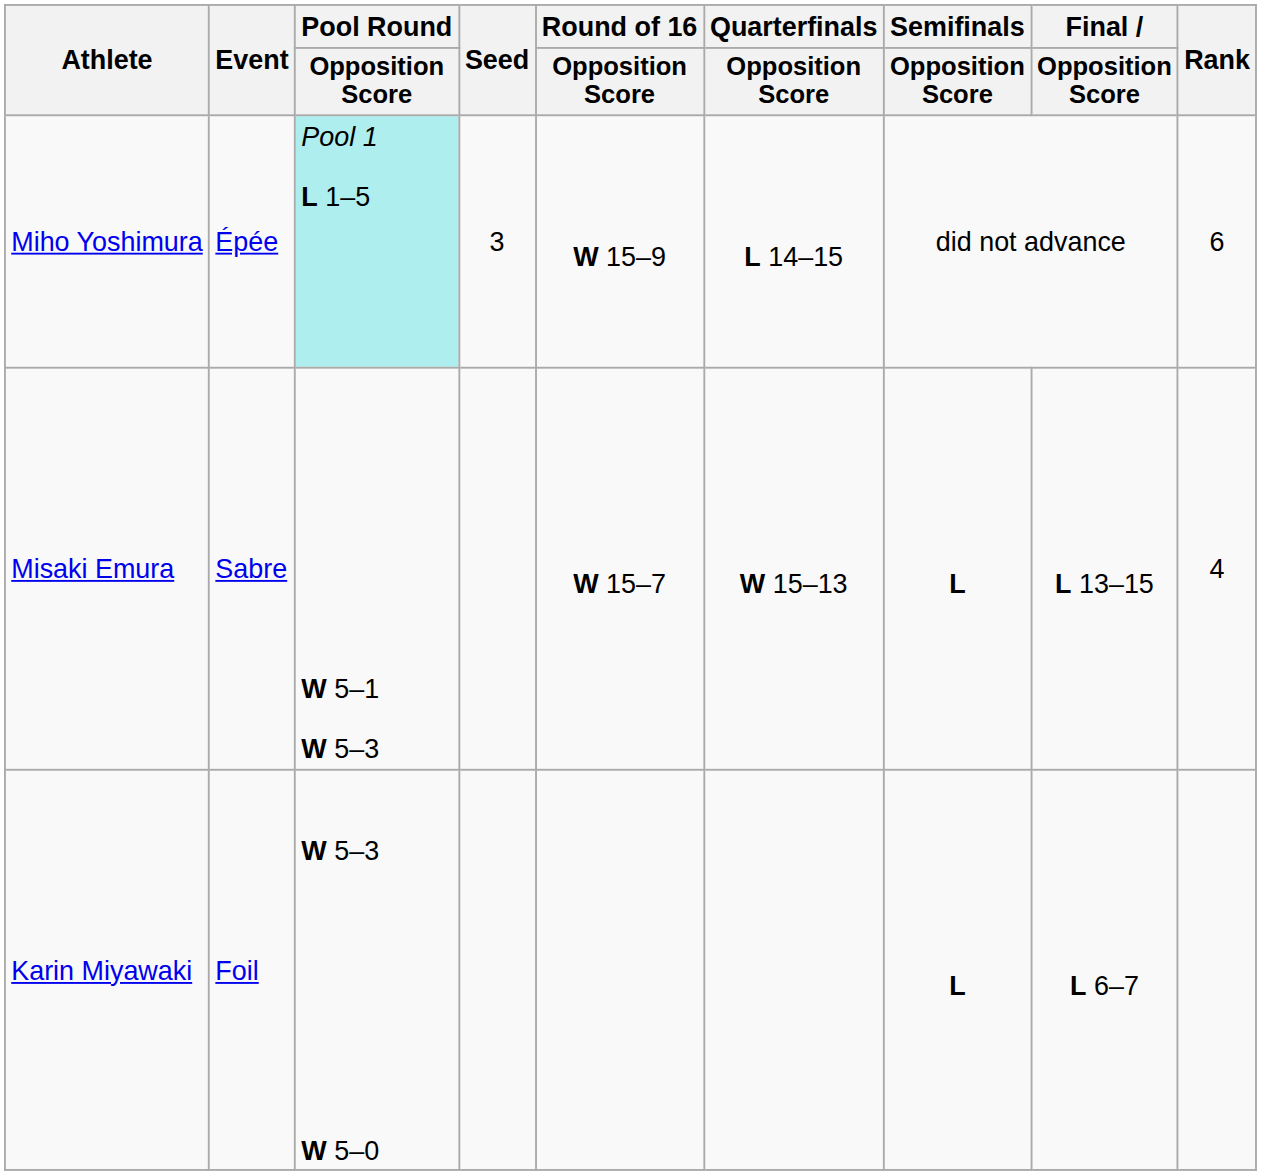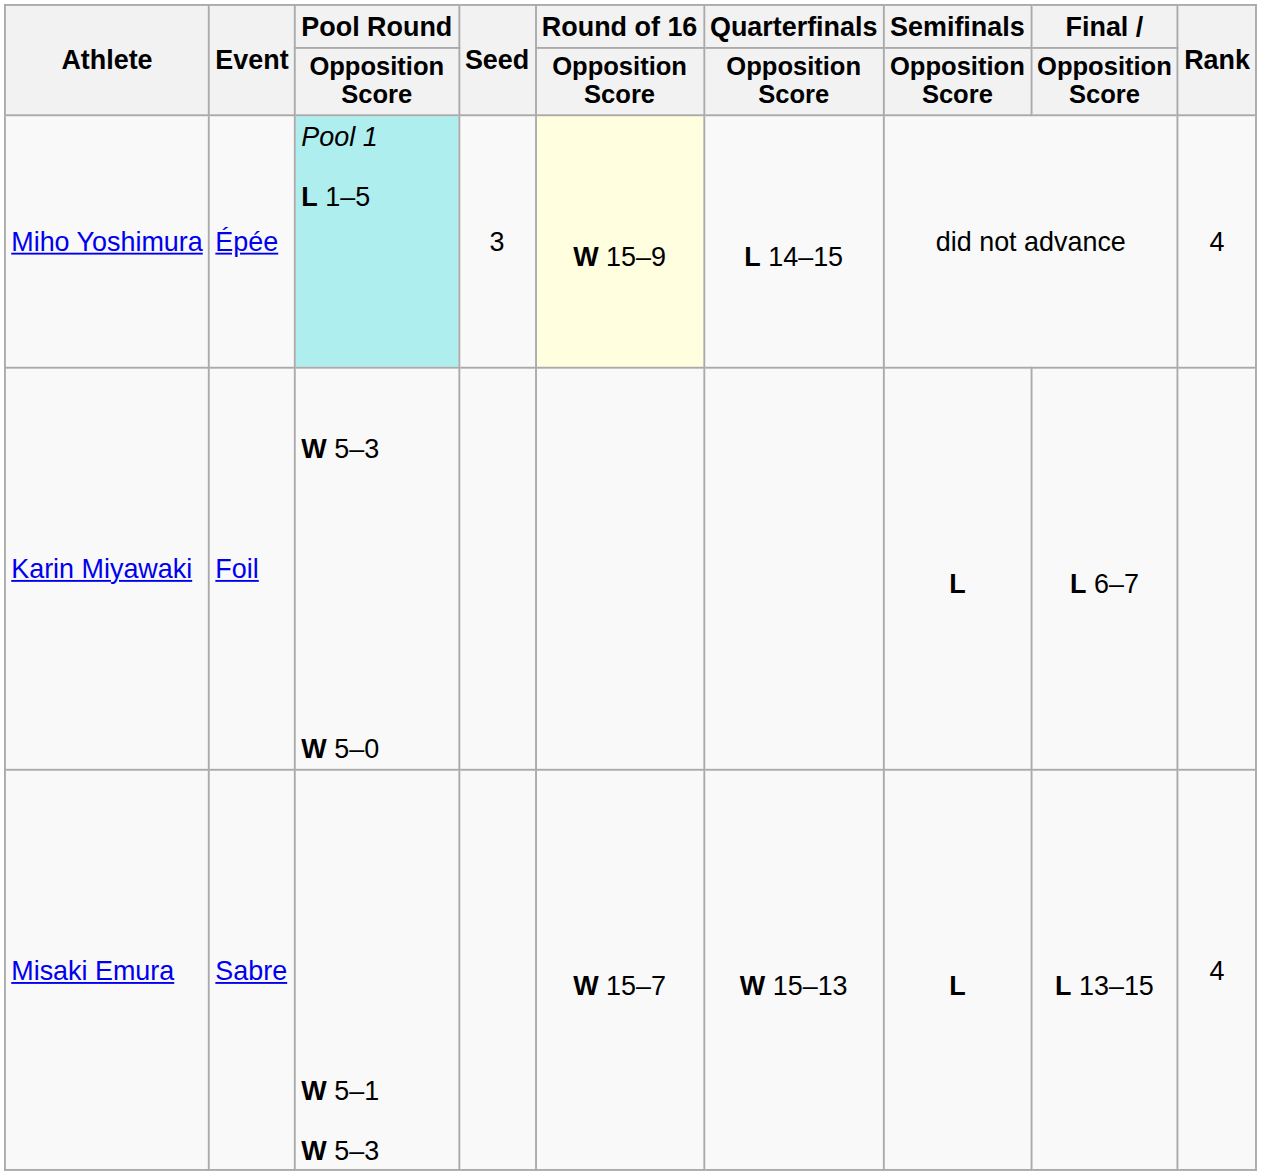(620, 257) no background -> (620, 257) lightyellow background
(1217, 242) 6 -> (1217, 242) 4
rows swapped: (102, 970) <-> (93, 569)
